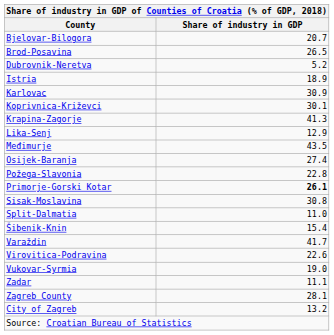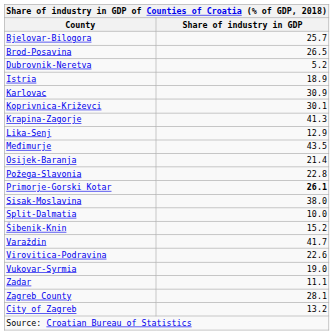(317, 38) 20.7 -> (317, 38) 25.7
(317, 160) 27.4 -> (317, 160) 21.4
(317, 201) 30.8 -> (317, 201) 38.0
(317, 214) 11.0 -> (317, 214) 10.0
(317, 228) 15.4 -> (317, 228) 15.2
